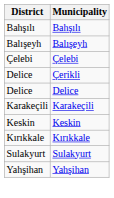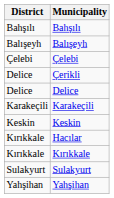+ row: (67, 138)
